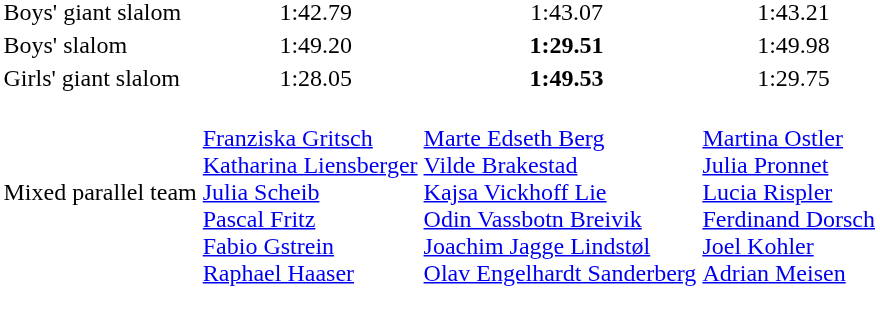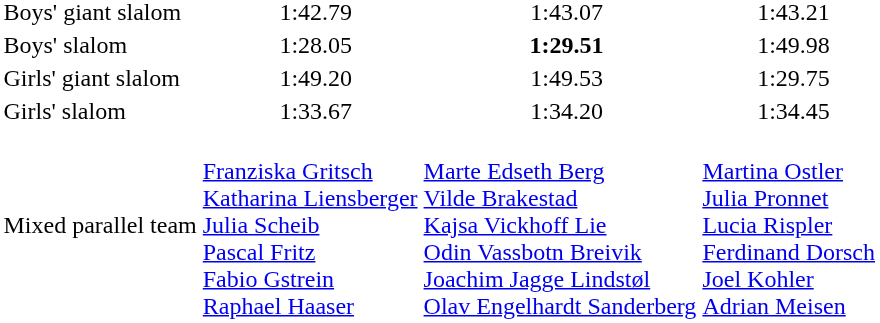(316, 44) 1:49.20 -> (316, 44) 1:28.05
(316, 77) 1:28.05 -> (316, 77) 1:49.20
(567, 77) bold -> (567, 77) normal
+ row: (65, 110)
